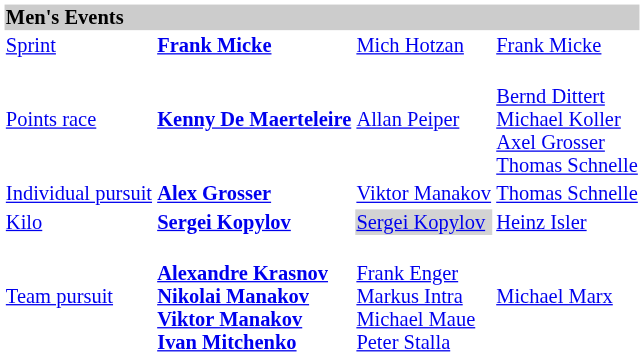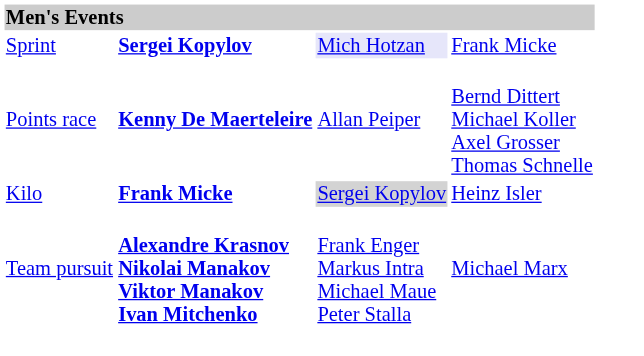(214, 45) Frank Micke -> (185, 45) Sergei Kopylov
(410, 45) no background -> (371, 45) lavender background
- row: (79, 193)
(224, 222) Sergei Kopylov -> (175, 193) Frank Micke
